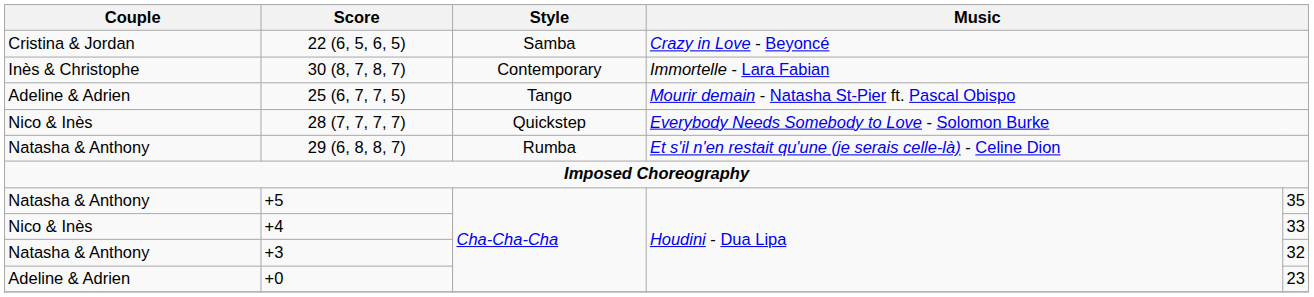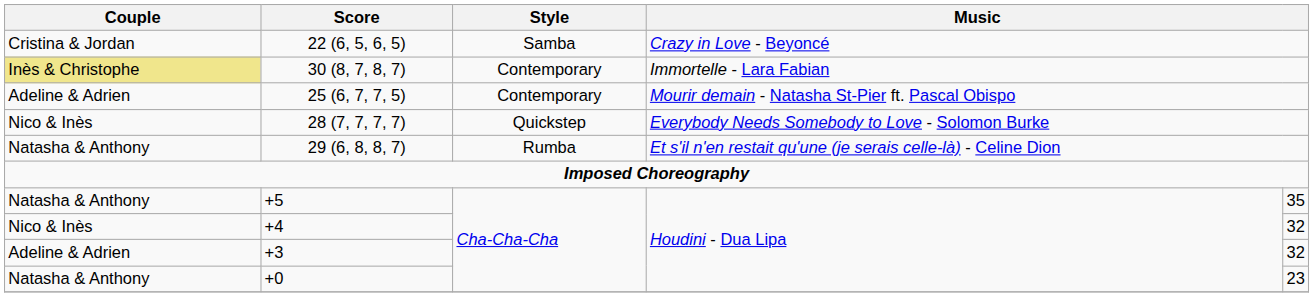(74, 69) no background -> (74, 69) khaki background
(549, 95) Tango -> (549, 95) Contemporary
(1296, 226) 33 -> (1296, 226) 32
(79, 252) Natasha & Anthony -> (69, 252) Adeline & Adrien
(69, 278) Adeline & Adrien -> (79, 278) Natasha & Anthony
